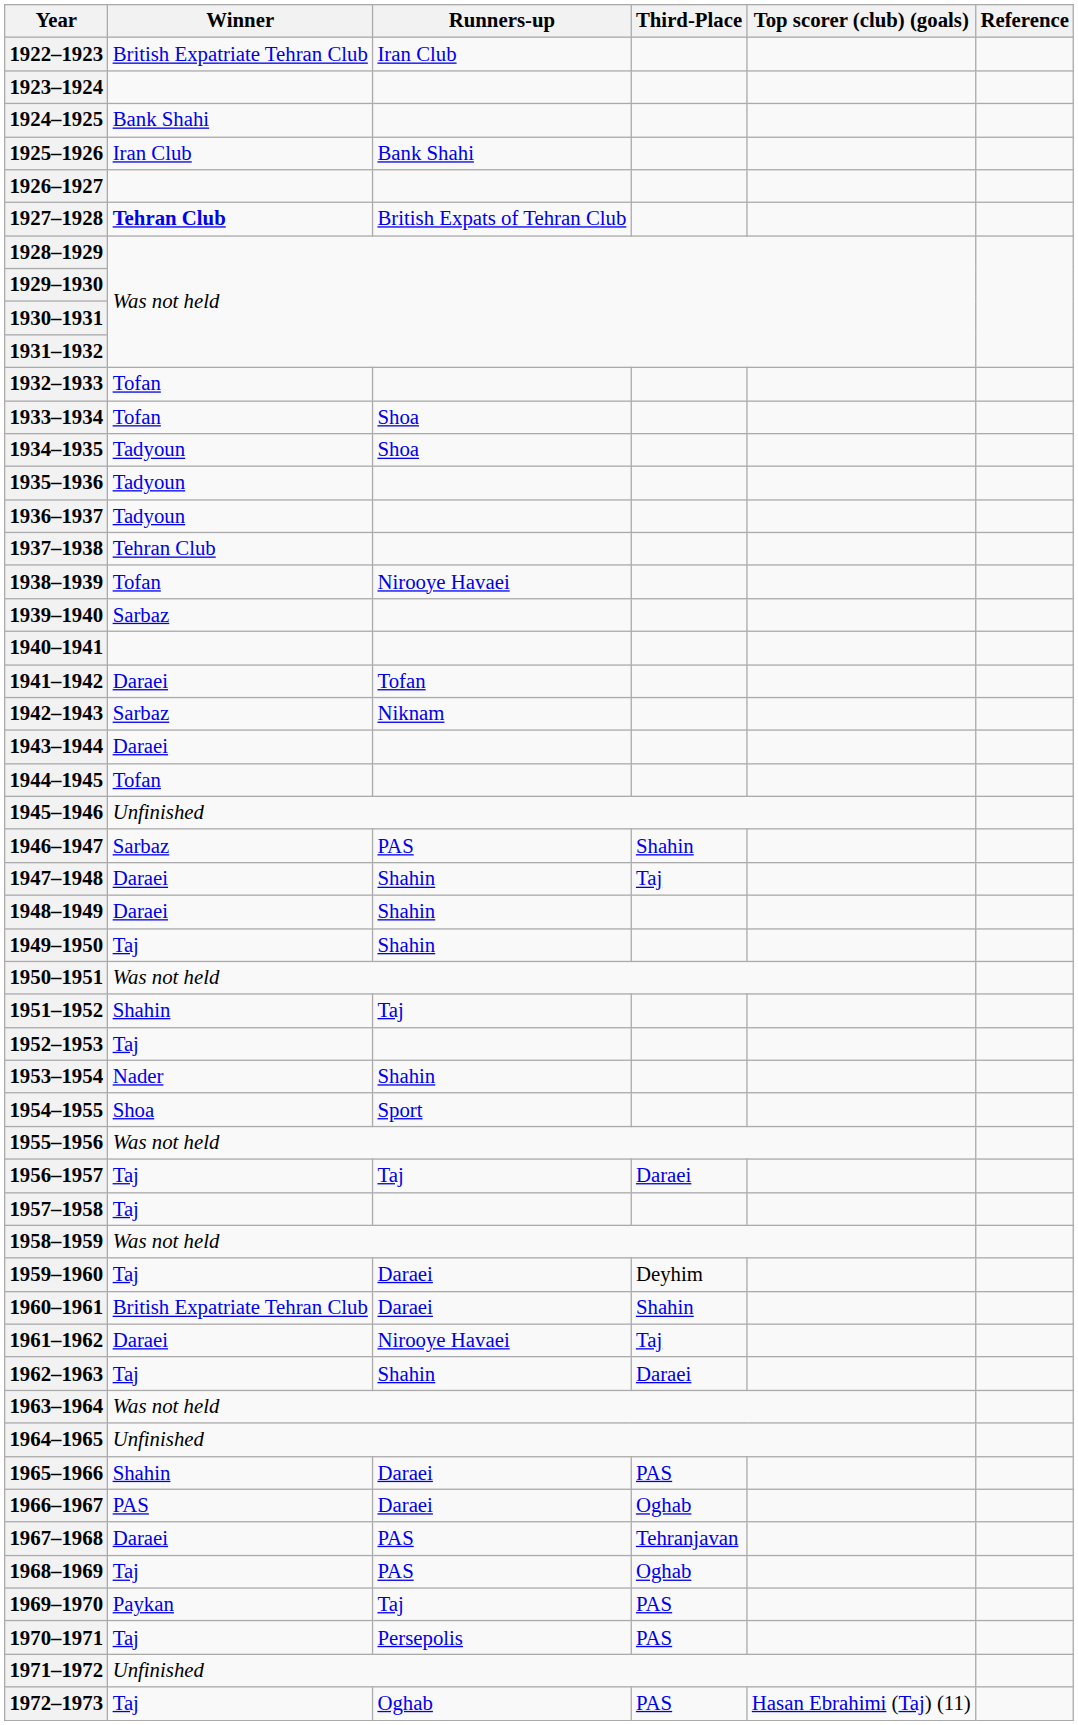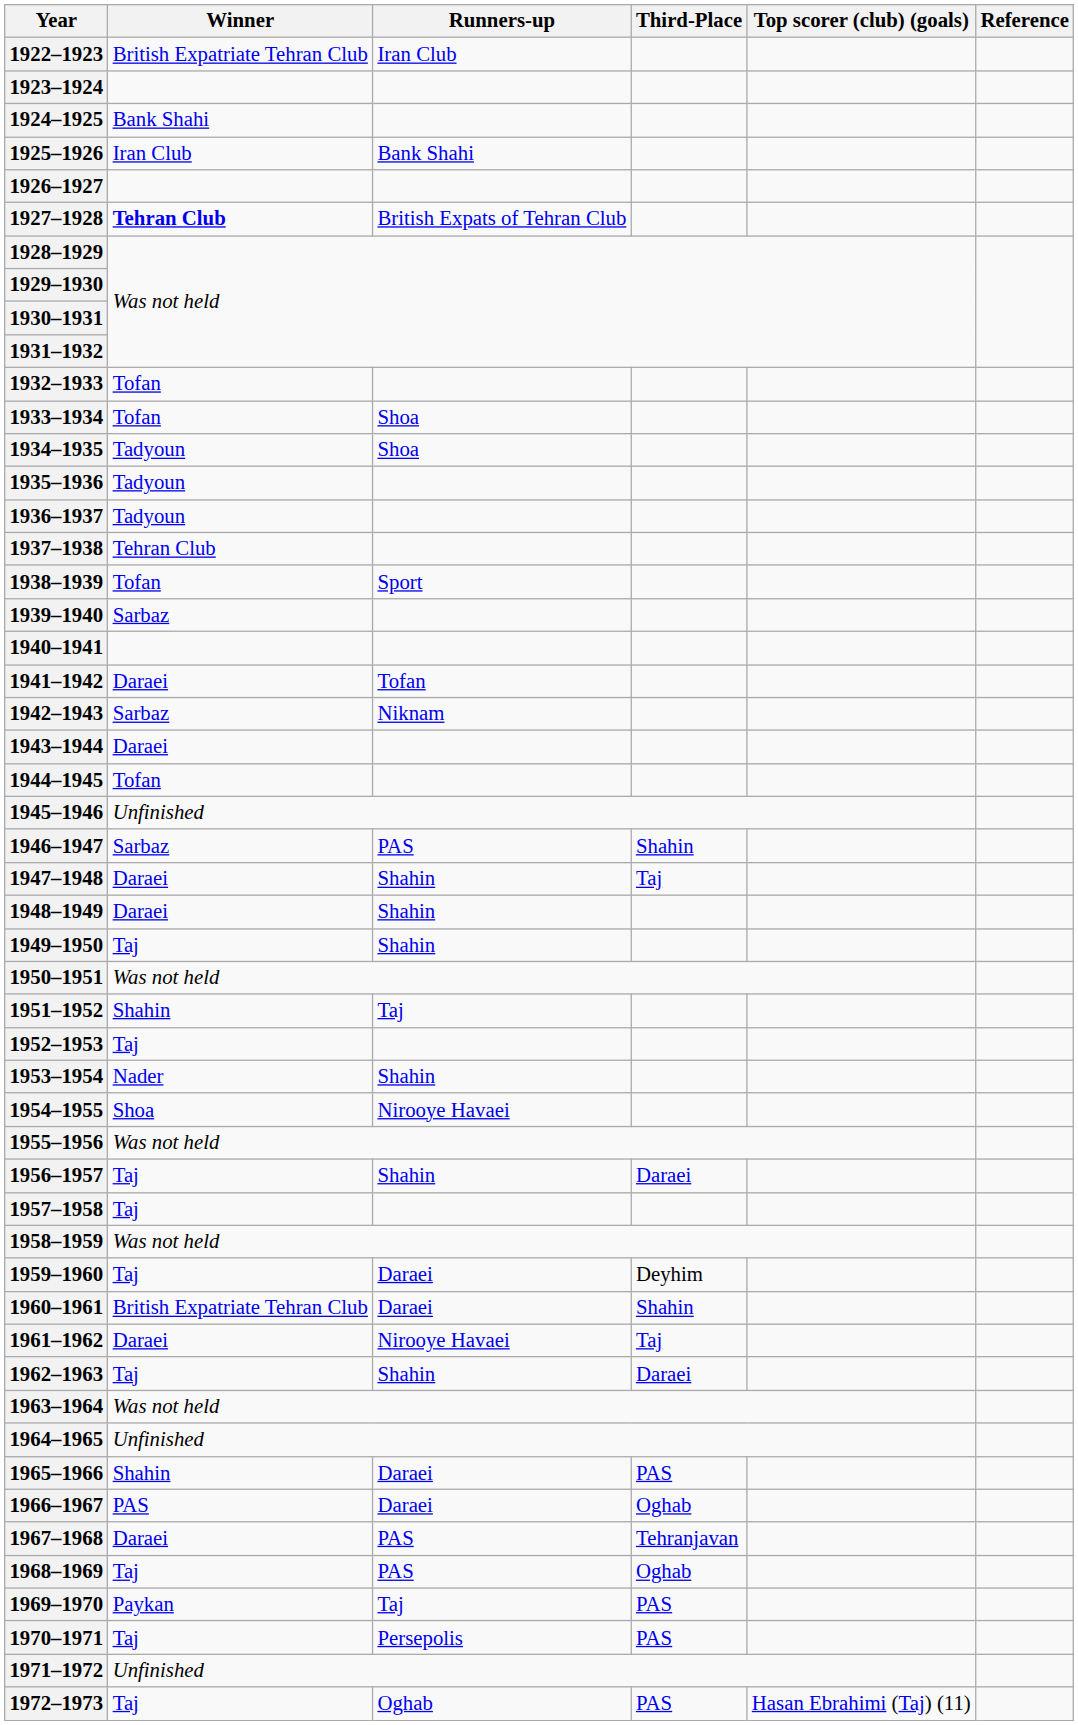(444, 581) Nirooye Havaei -> (400, 581) Sport
(400, 1109) Sport -> (444, 1109) Nirooye Havaei
(391, 1175) Taj -> (406, 1175) Shahin
